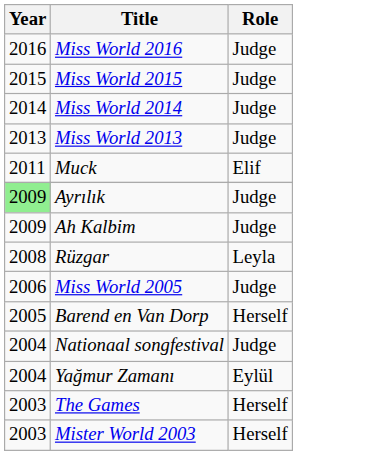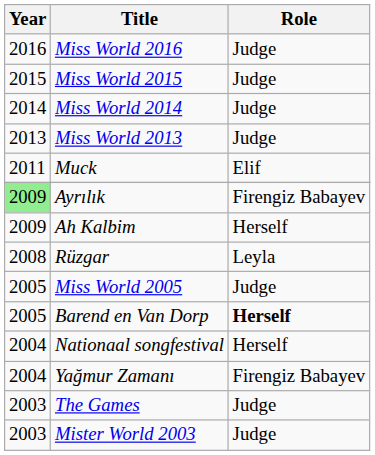(254, 197) Judge -> (299, 197) Firengiz Babayev
(254, 227) Judge -> (260, 227) Herself
(28, 286) 2006 -> (28, 286) 2005
(260, 316) normal -> (262, 316) bold
(254, 345) Judge -> (260, 345) Herself
(253, 375) Eylül -> (299, 375) Firengiz Babayev
(260, 405) Herself -> (254, 405) Judge
(260, 434) Herself -> (254, 434) Judge
